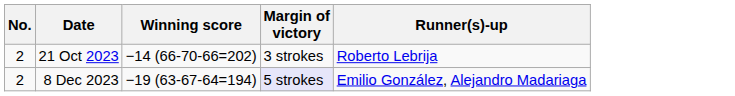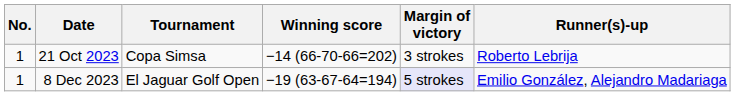+ column: (192, 25)
(20, 56) 2 -> (20, 56) 1
(20, 80) 2 -> (20, 80) 1
